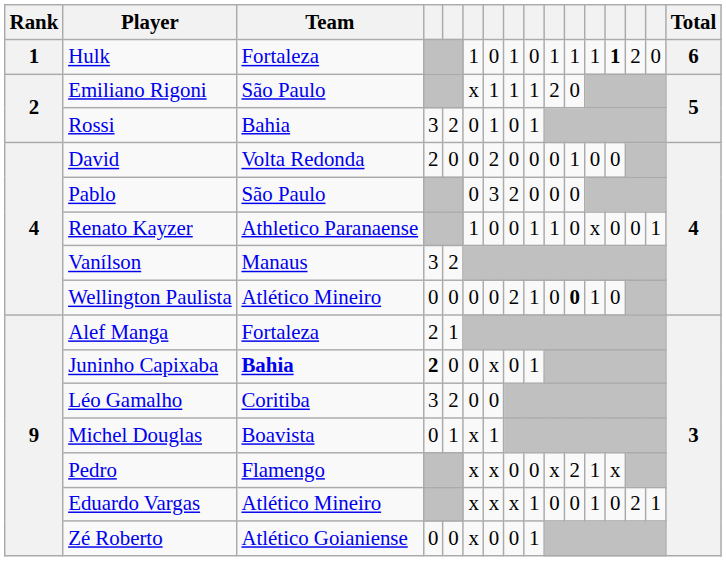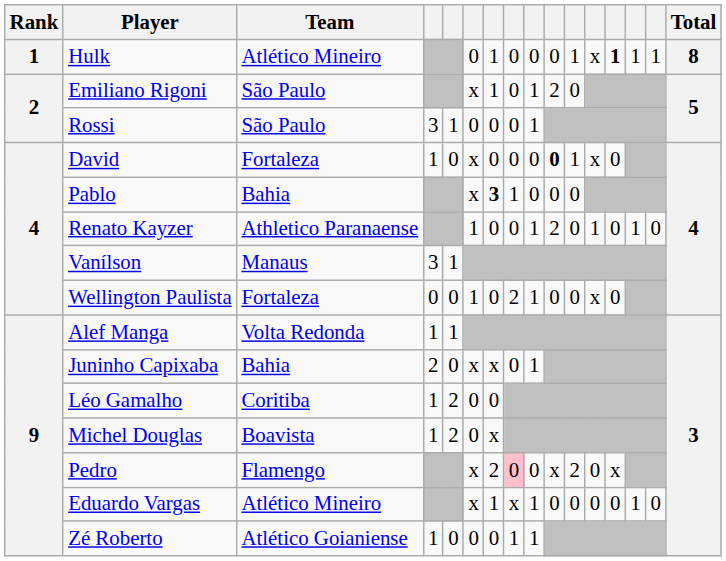(280, 56) Fortaleza -> (311, 56) Atlético Mineiro
(474, 56) 1 -> (474, 56) 0
(494, 56) 0 -> (494, 56) 1
(514, 56) 1 -> (514, 56) 0
(555, 56) 1 -> (555, 56) 0
(595, 56) 1 -> (595, 56) x
(635, 56) 2 -> (635, 56) 1
(656, 56) 0 -> (656, 56) 1
(694, 56) 6 -> (694, 56) 8
(514, 90) 1 -> (514, 90) 0
(266, 125) Bahia -> (283, 125) São Paulo
(453, 125) 2 -> (453, 125) 1
(494, 125) 1 -> (494, 125) 0
(303, 159) Volta Redonda -> (280, 159) Fortaleza
(433, 159) 2 -> (433, 159) 1
(474, 159) 0 -> (474, 159) x
(494, 159) 2 -> (494, 159) 0
(555, 159) normal -> (555, 159) bold
(595, 159) 0 -> (595, 159) x
(283, 194) São Paulo -> (266, 194) Bahia
(474, 194) 0 -> (474, 194) x
(494, 194) normal -> (494, 194) bold
(514, 194) 2 -> (514, 194) 1
(555, 228) 1 -> (555, 228) 2
(595, 228) x -> (595, 228) 1
(635, 228) 0 -> (635, 228) 1
(656, 228) 1 -> (656, 228) 0
(453, 263) 2 -> (453, 263) 1
(311, 297) Atlético Mineiro -> (280, 297) Fortaleza
(474, 297) 0 -> (474, 297) 1
(575, 297) bold -> (575, 297) normal
(595, 297) 1 -> (595, 297) x
(280, 332) Fortaleza -> (303, 332) Volta Redonda
(433, 332) 2 -> (433, 332) 1
(268, 366) bold -> (266, 366) normal
(433, 366) bold -> (433, 366) normal
(474, 366) 0 -> (474, 366) x
(433, 400) 3 -> (433, 400) 1
(433, 435) 0 -> (433, 435) 1
(453, 435) 1 -> (453, 435) 2
(474, 435) x -> (474, 435) 0
(494, 435) 1 -> (494, 435) x
(494, 469) x -> (494, 469) 2
(514, 469) no background -> (514, 469) pink background
(595, 469) 1 -> (595, 469) 0
(494, 504) x -> (494, 504) 1
(595, 504) 1 -> (595, 504) 0
(635, 504) 2 -> (635, 504) 1
(656, 504) 1 -> (656, 504) 0
(433, 538) 0 -> (433, 538) 1
(474, 538) x -> (474, 538) 0
(514, 538) 0 -> (514, 538) 1
